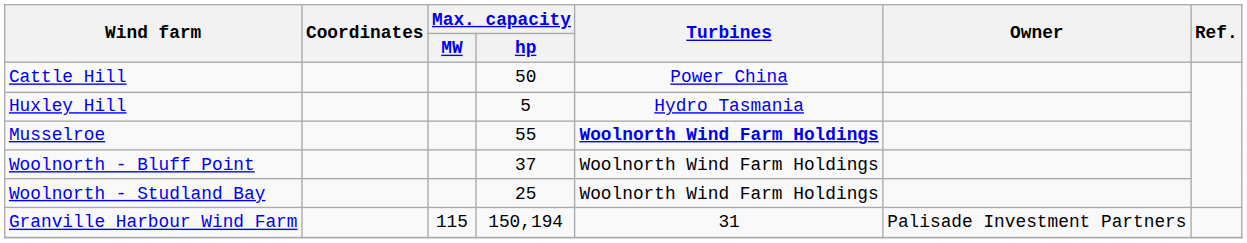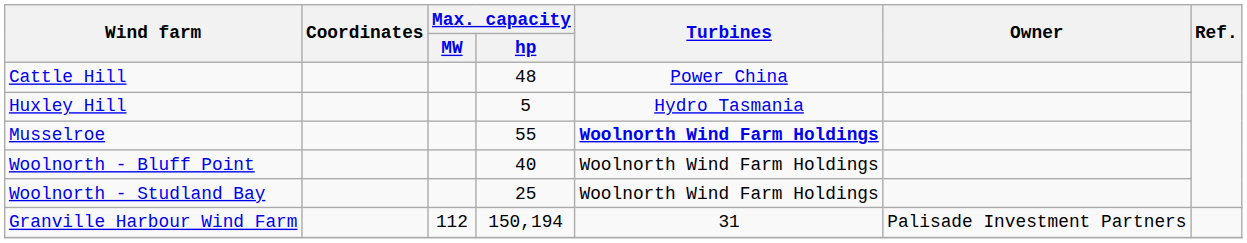(526, 77) 50 -> (526, 77) 48
(526, 164) 37 -> (526, 164) 40
(452, 222) 115 -> (452, 222) 112
